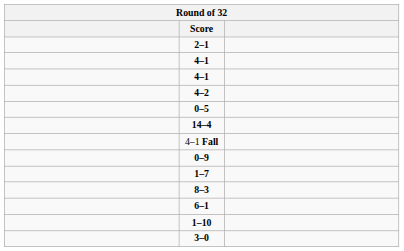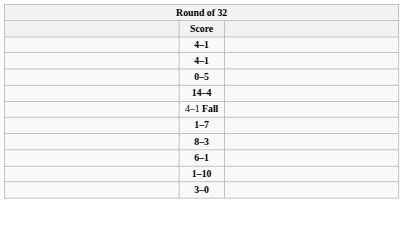- row: (92, 45)
- row: (92, 94)
- row: (92, 158)
